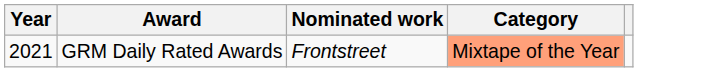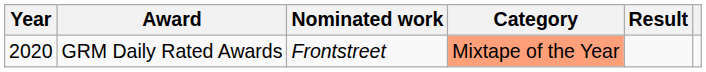+ column: (658, 19)
(31, 50) 2021 -> (31, 50) 2020
